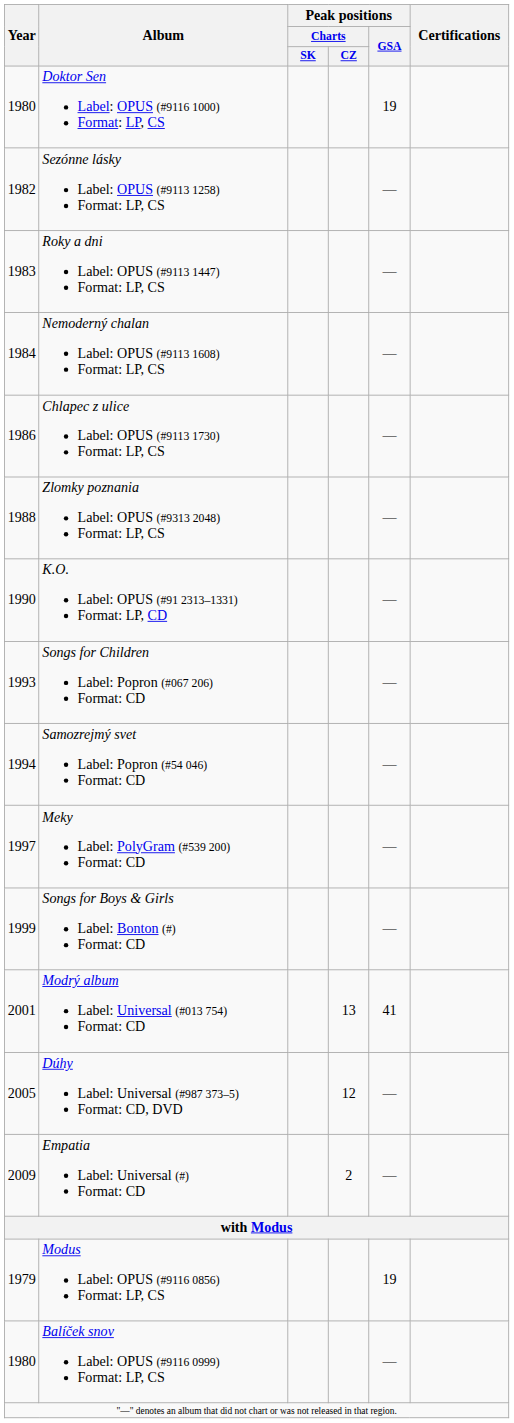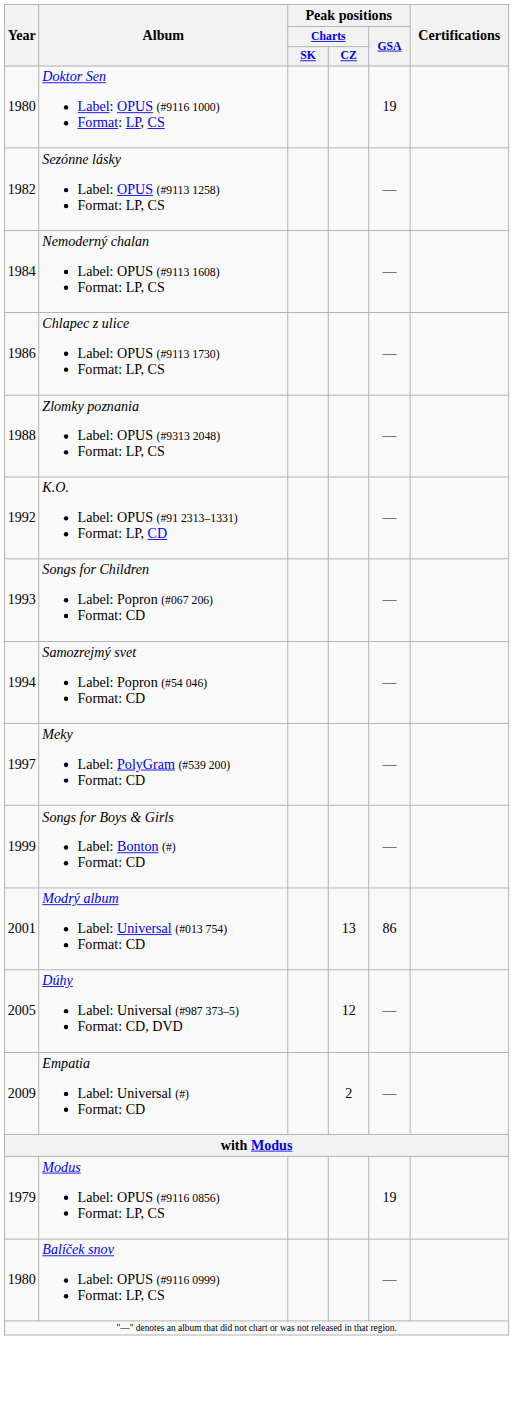- row: (163, 264)
(22, 600) 1990 -> (22, 518) 1992
(389, 1011) 41 -> (389, 928) 86
